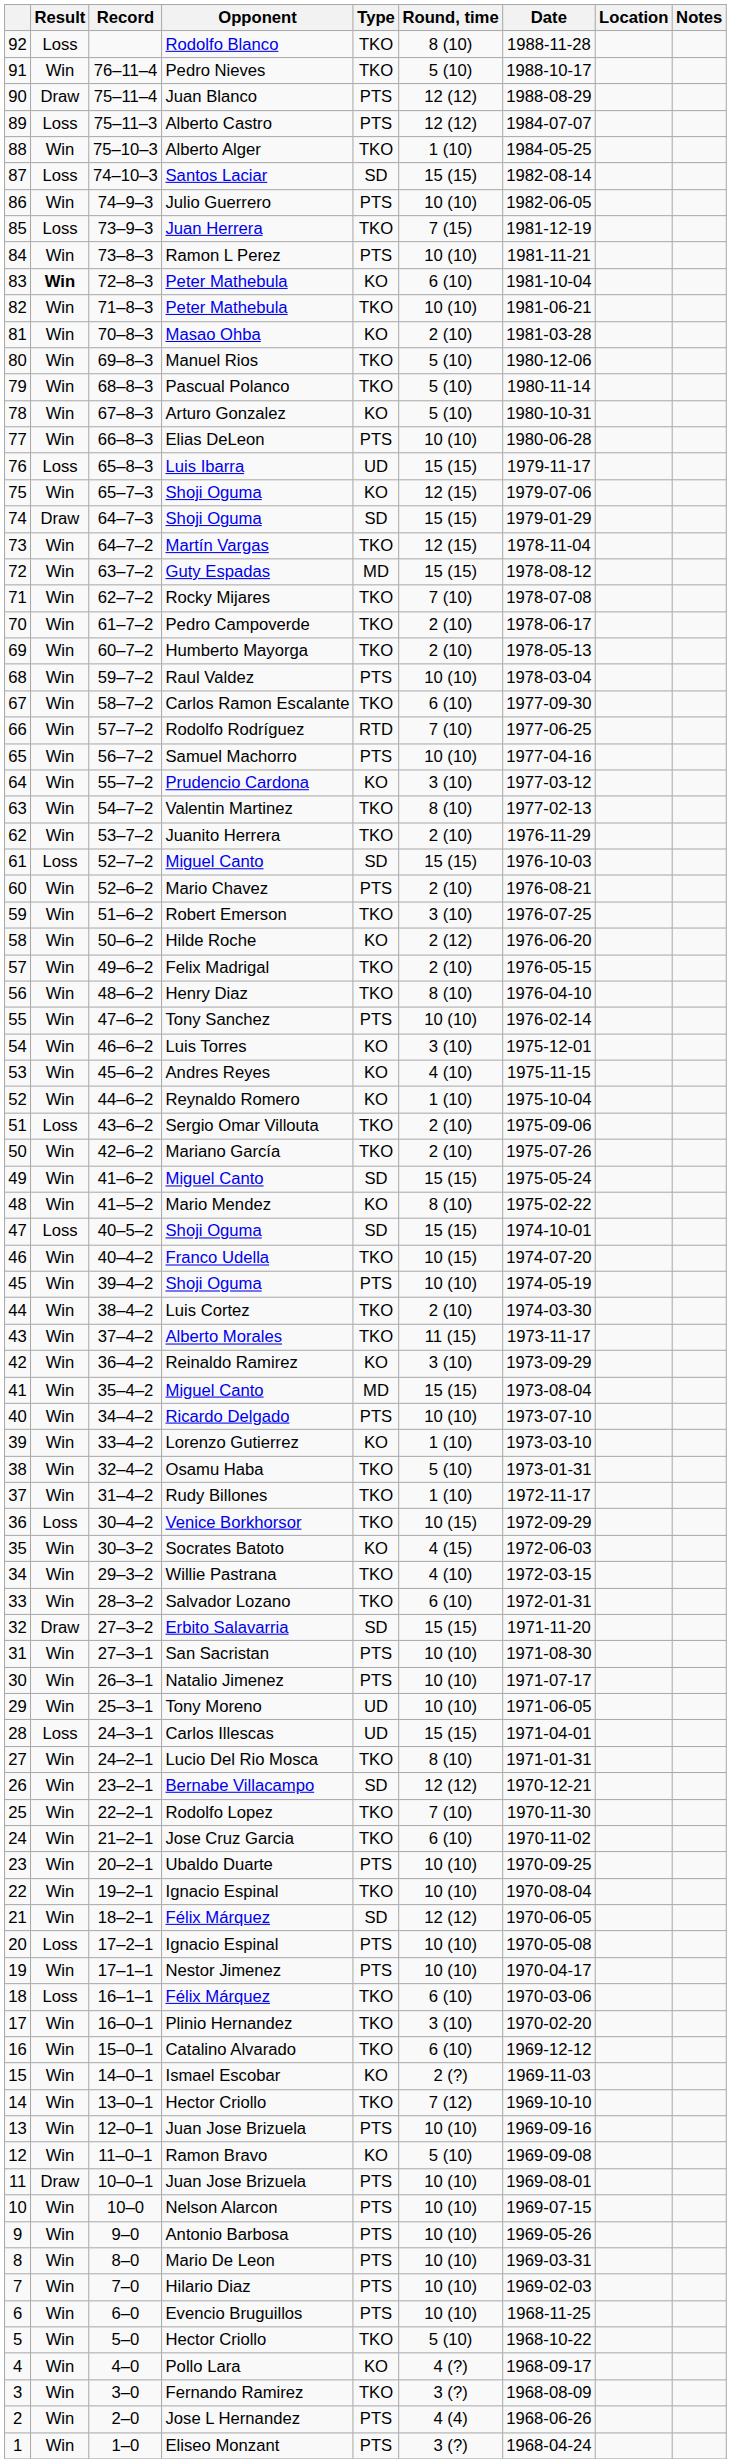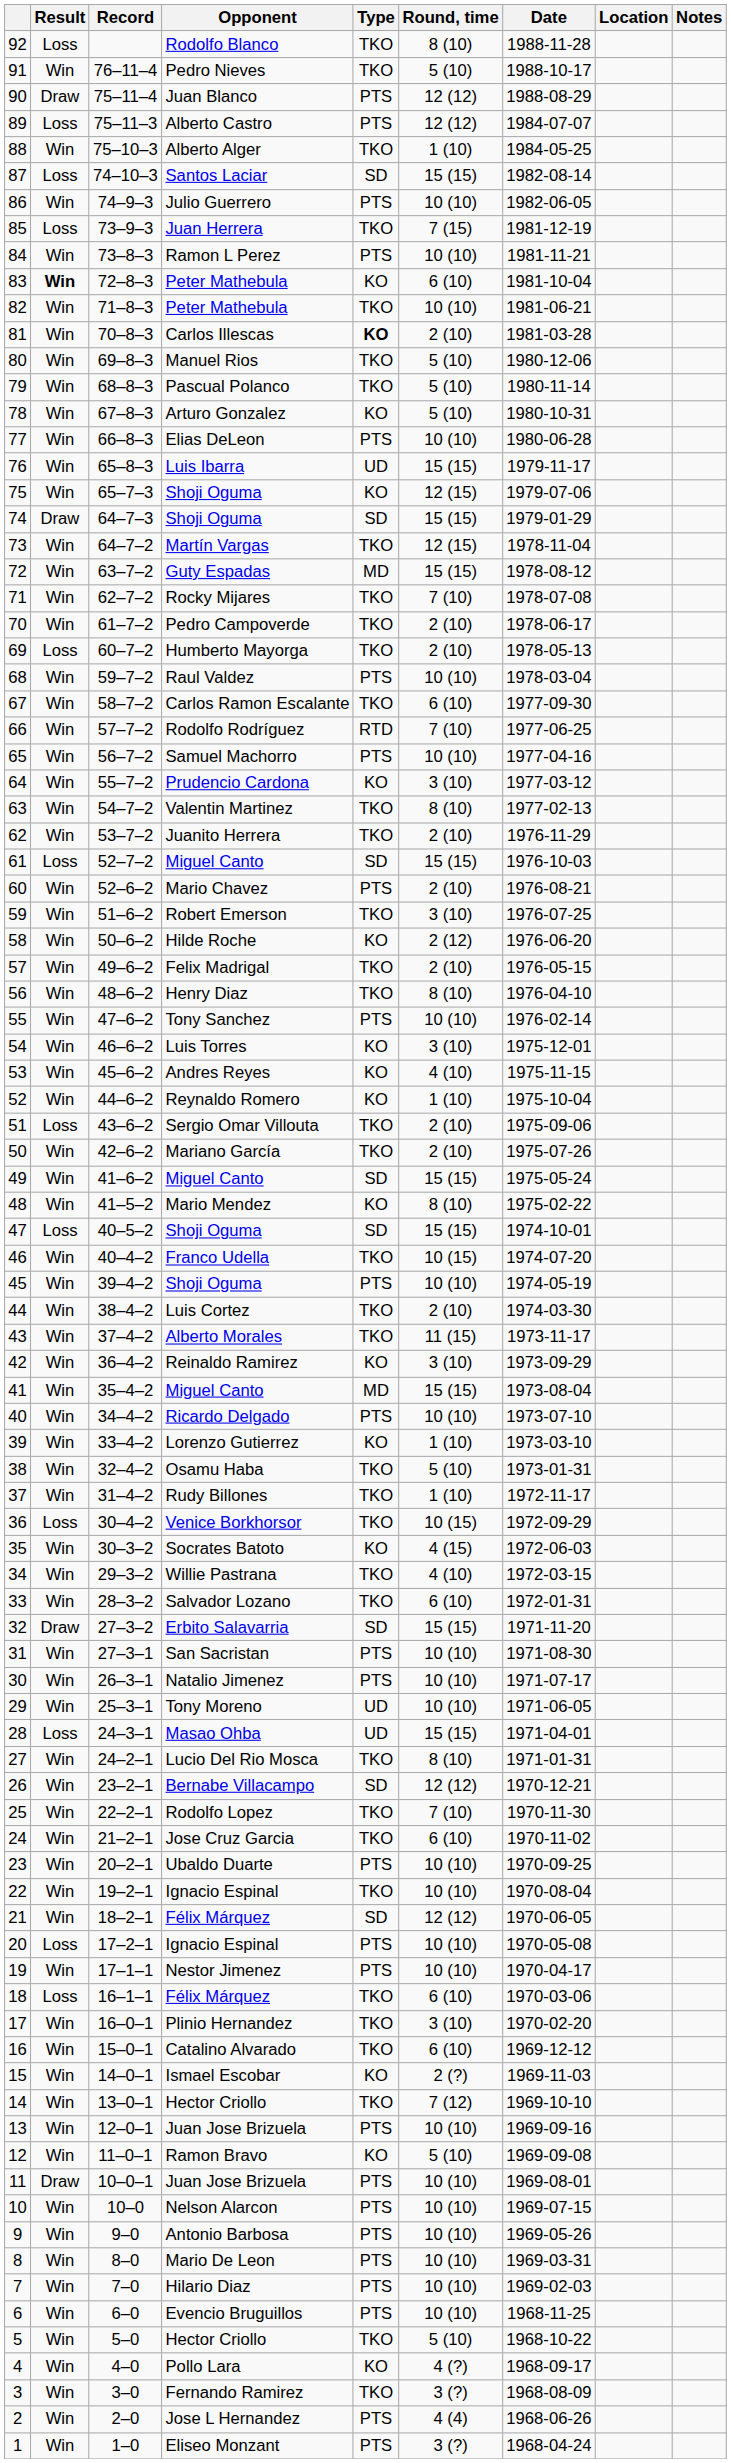(213, 334) Masao Ohba -> (220, 334) Carlos Illescas
(376, 334) normal -> (376, 334) bold
(60, 466) Loss -> (60, 466) Win
(60, 651) Win -> (60, 651) Loss
(220, 1733) Carlos Illescas -> (213, 1733) Masao Ohba
